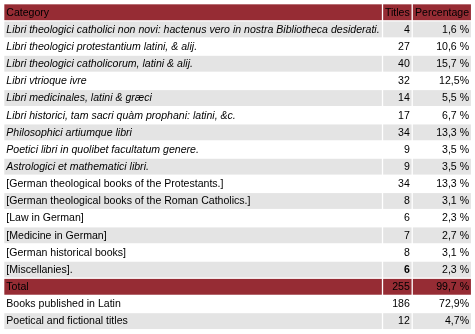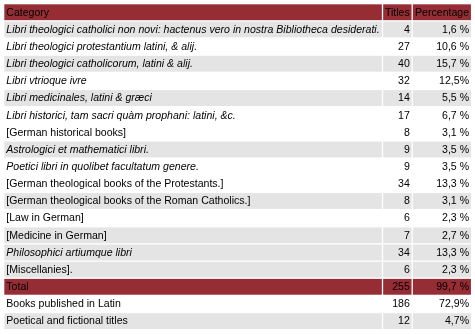rows swapped: (69, 132) <-> (66, 252)
rows swapped: (103, 149) <-> (78, 166)
(407, 269) bold -> (407, 269) normal
